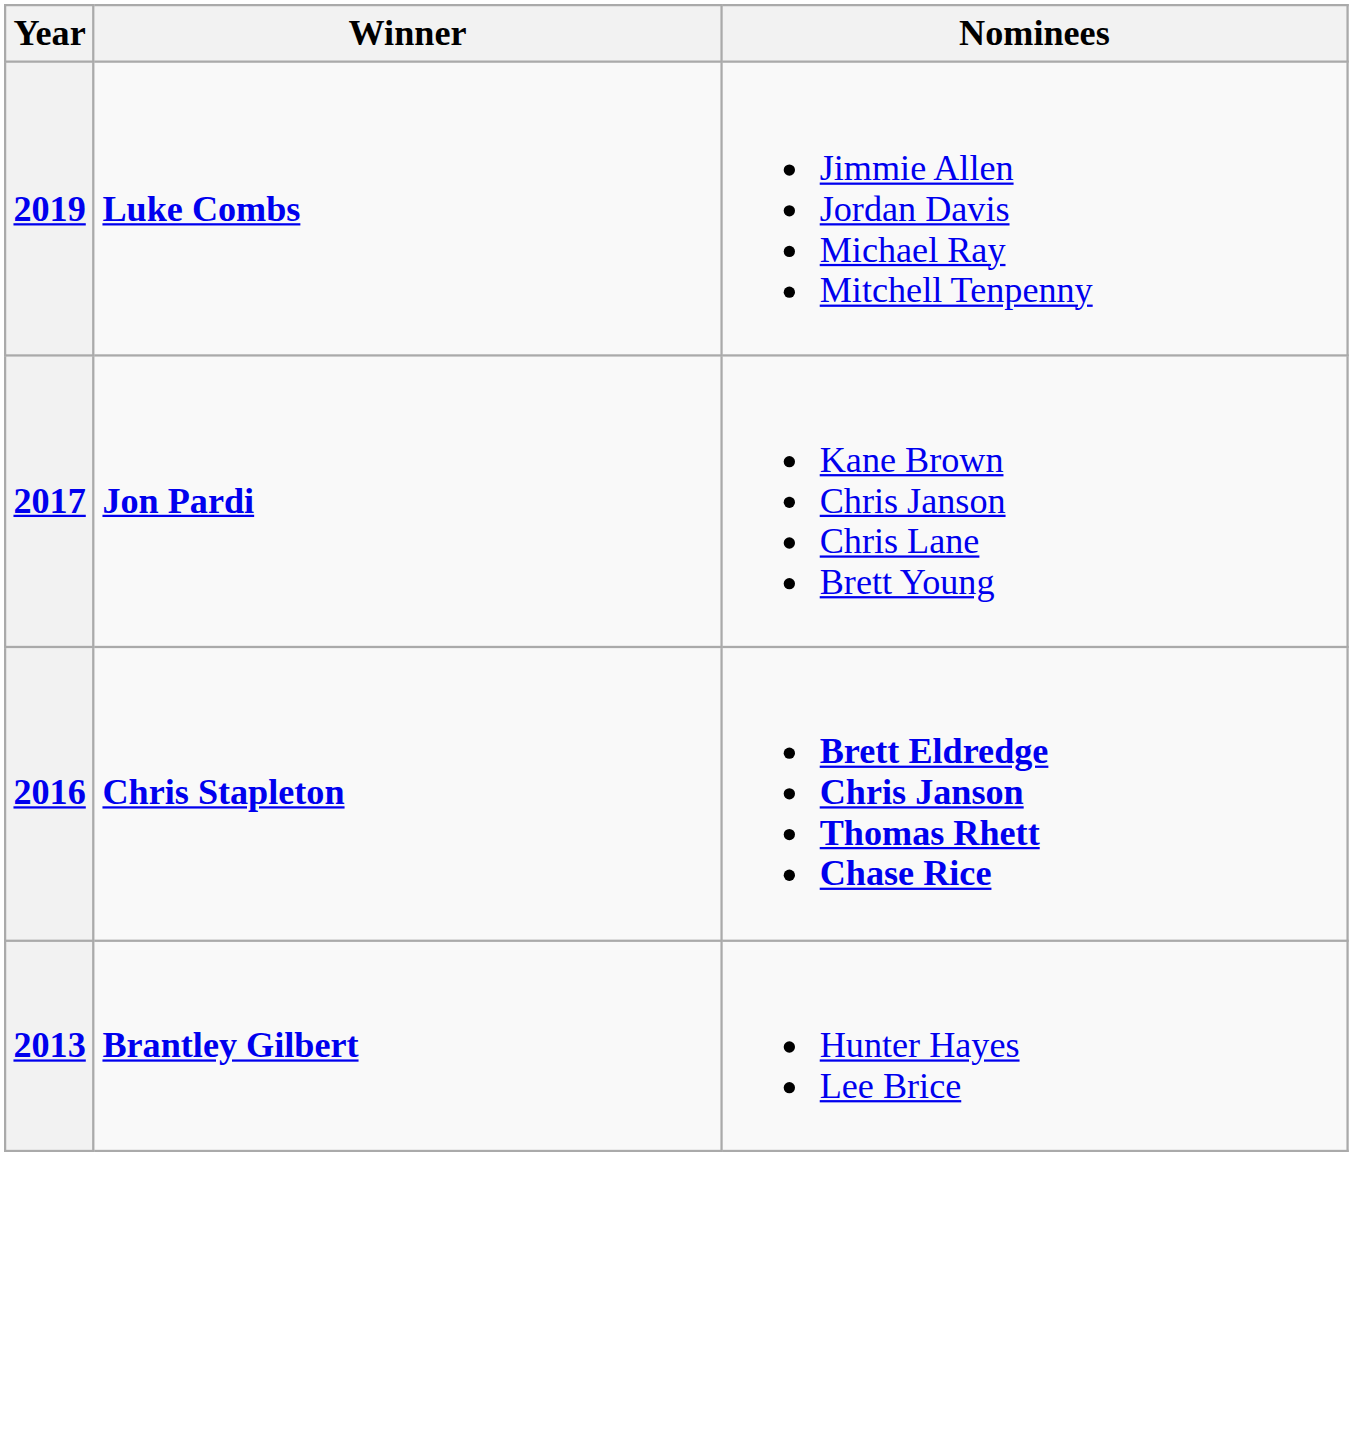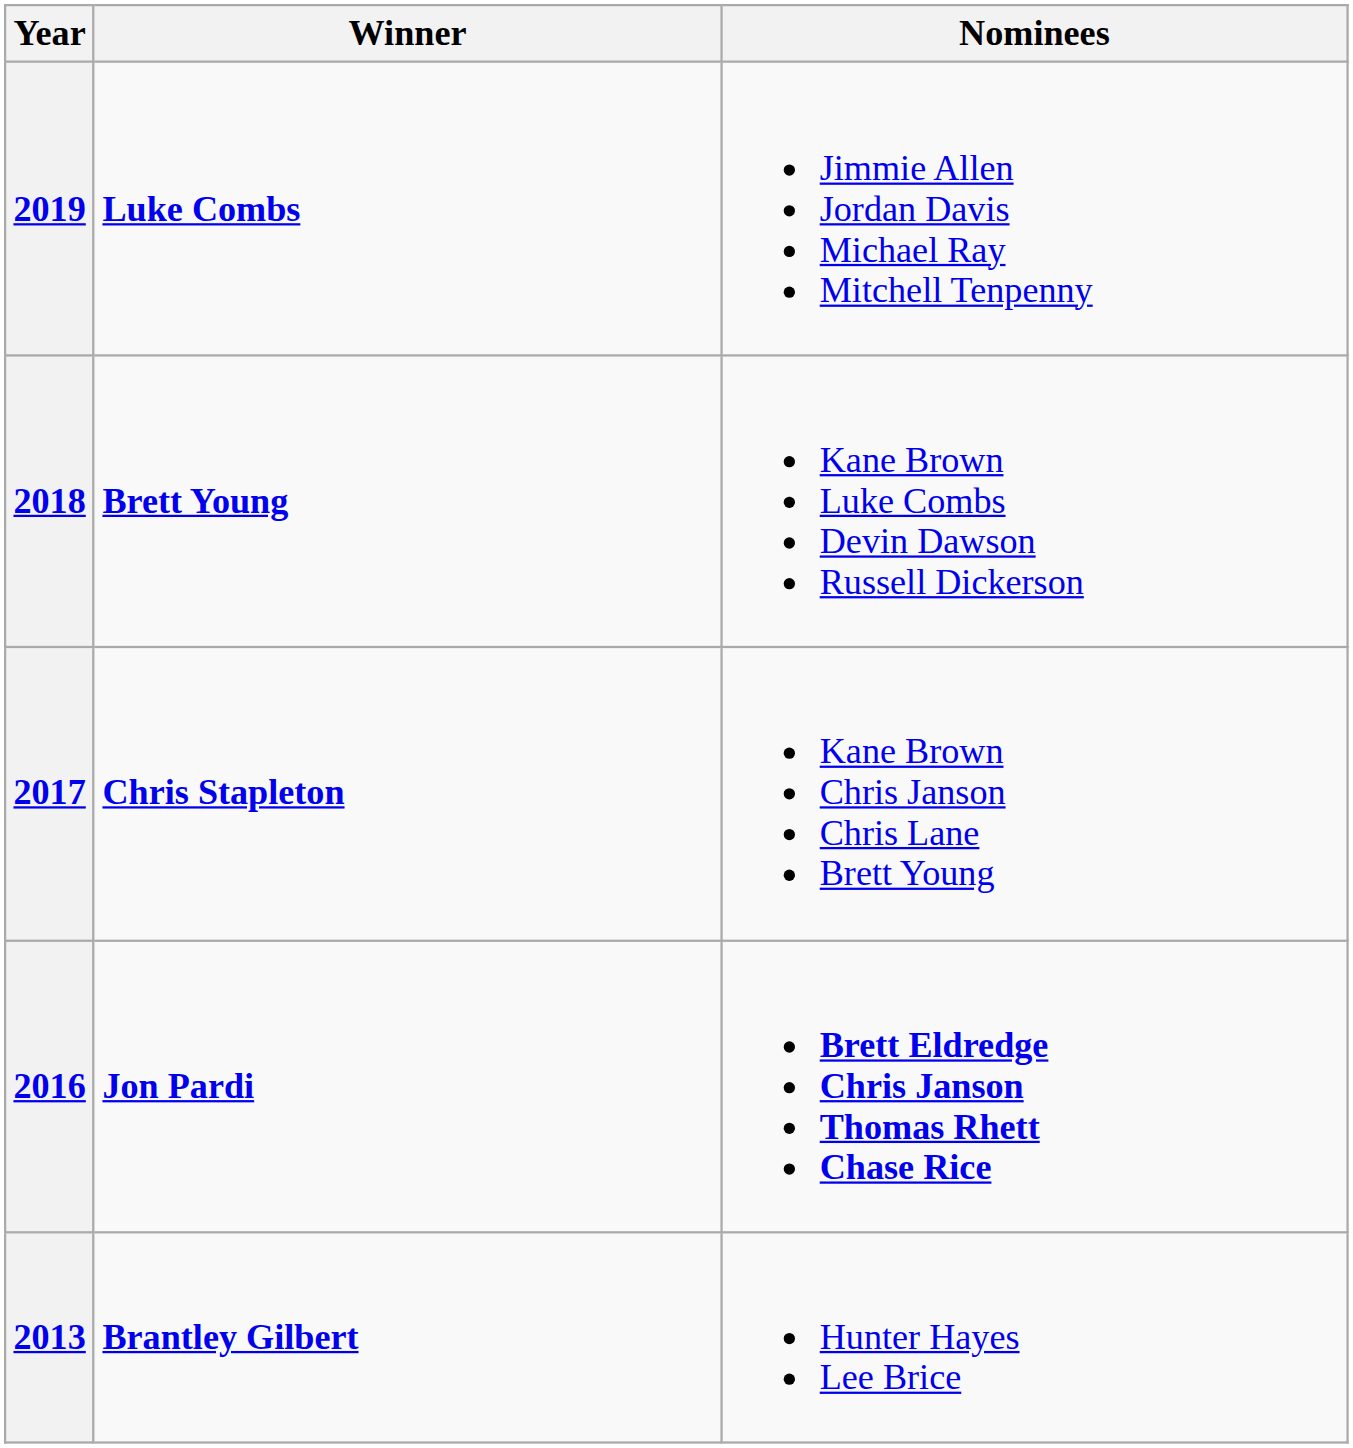+ row: (50, 500)
(178, 500) Jon Pardi -> (224, 792) Chris Stapleton
(224, 792) Chris Stapleton -> (178, 1085) Jon Pardi
